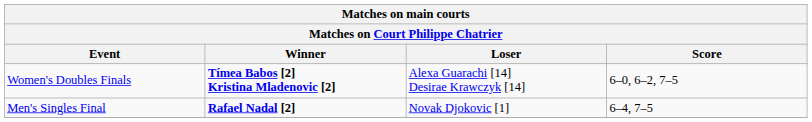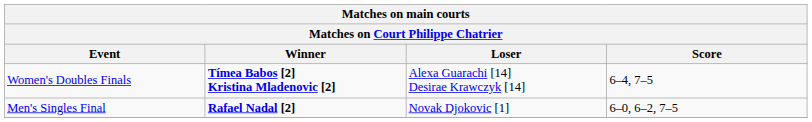(644, 80) 6–0, 6–2, 7–5 -> (631, 80) 6–4, 7–5
(631, 107) 6–4, 7–5 -> (644, 107) 6–0, 6–2, 7–5
